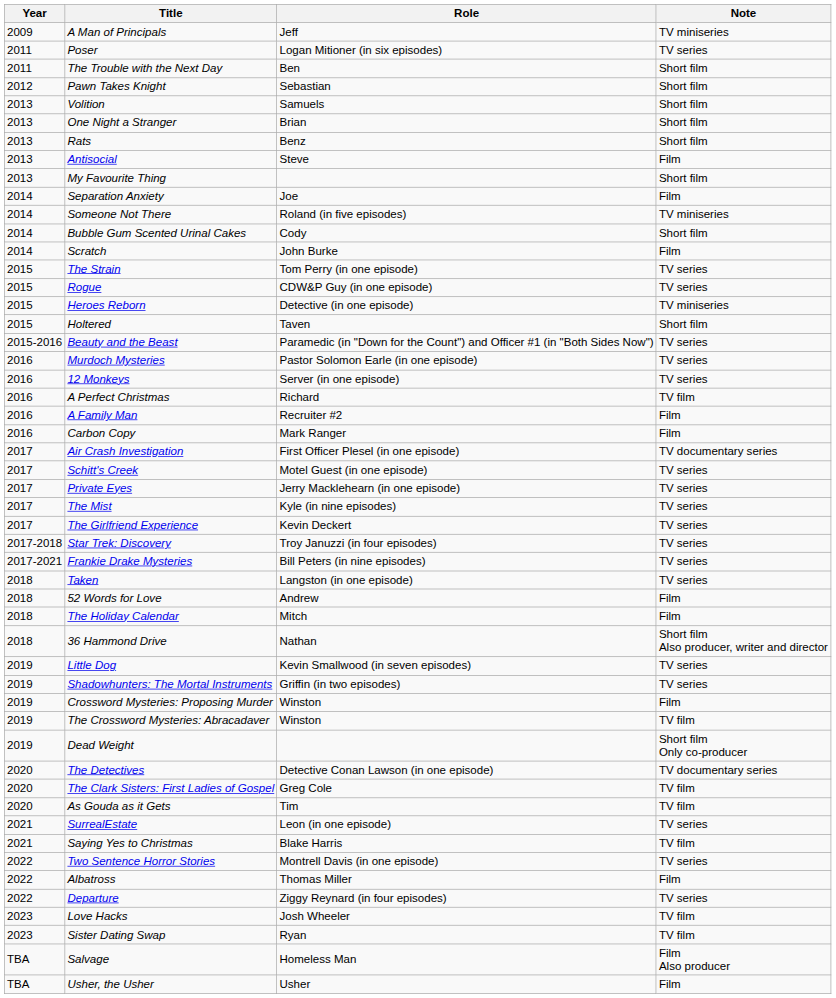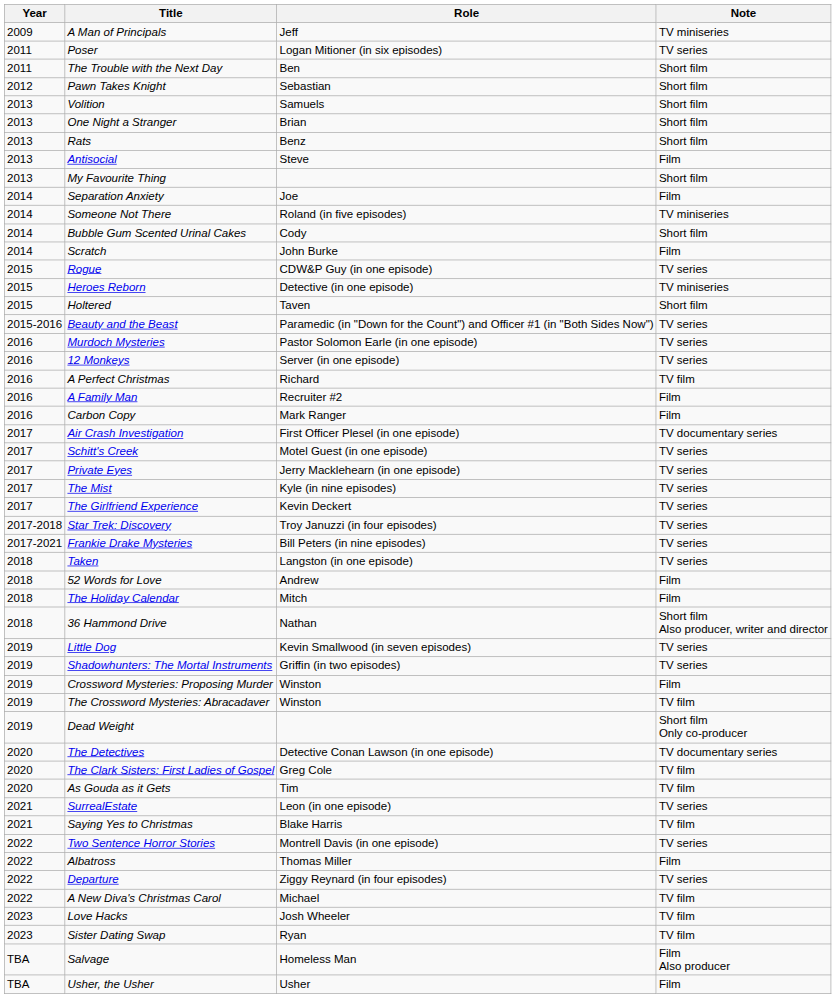- row: (94, 269)
+ row: (144, 898)
